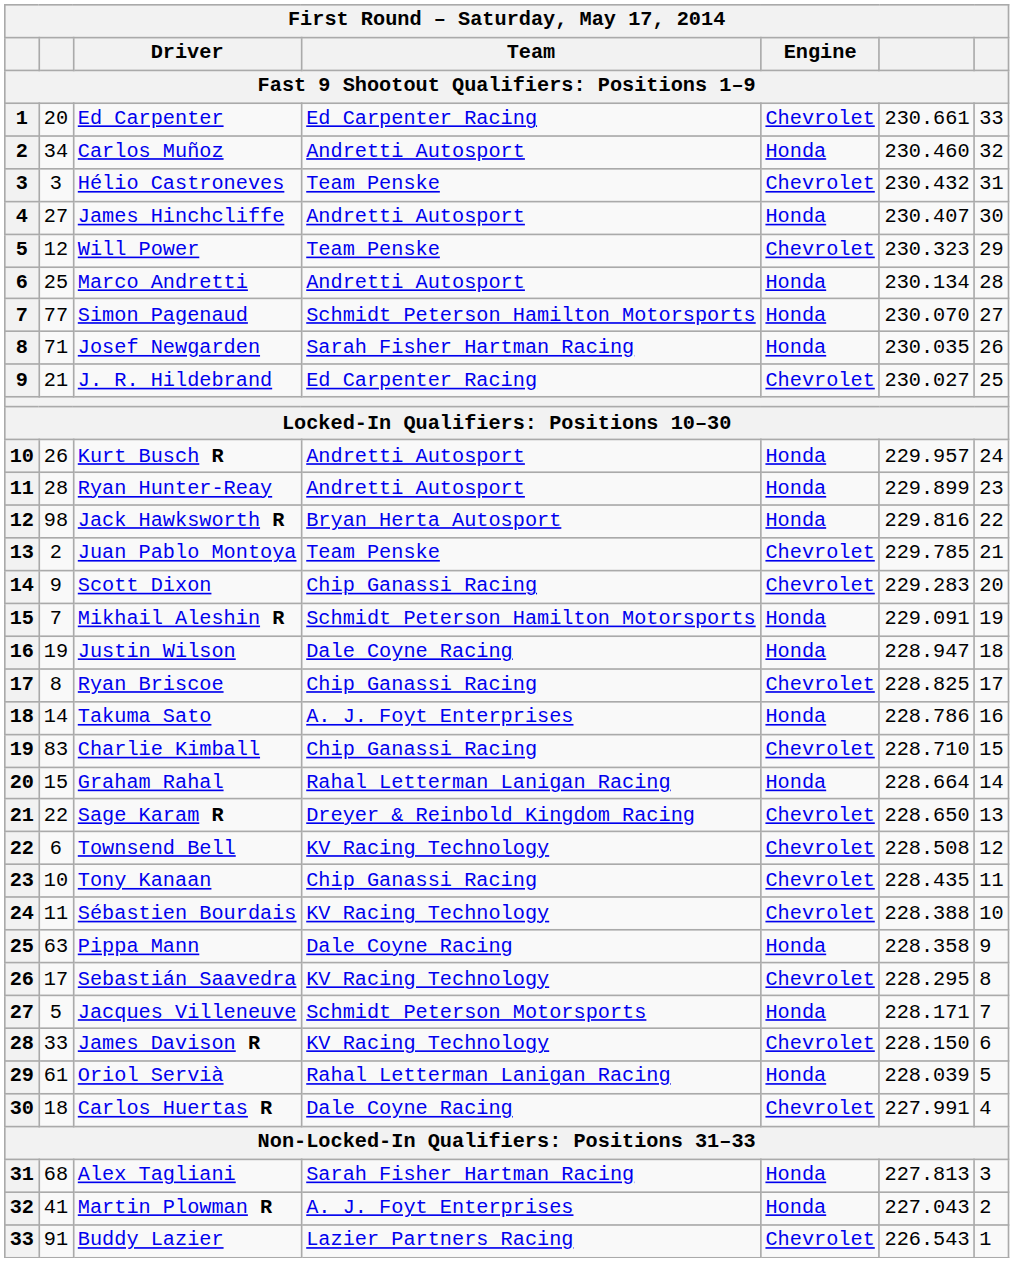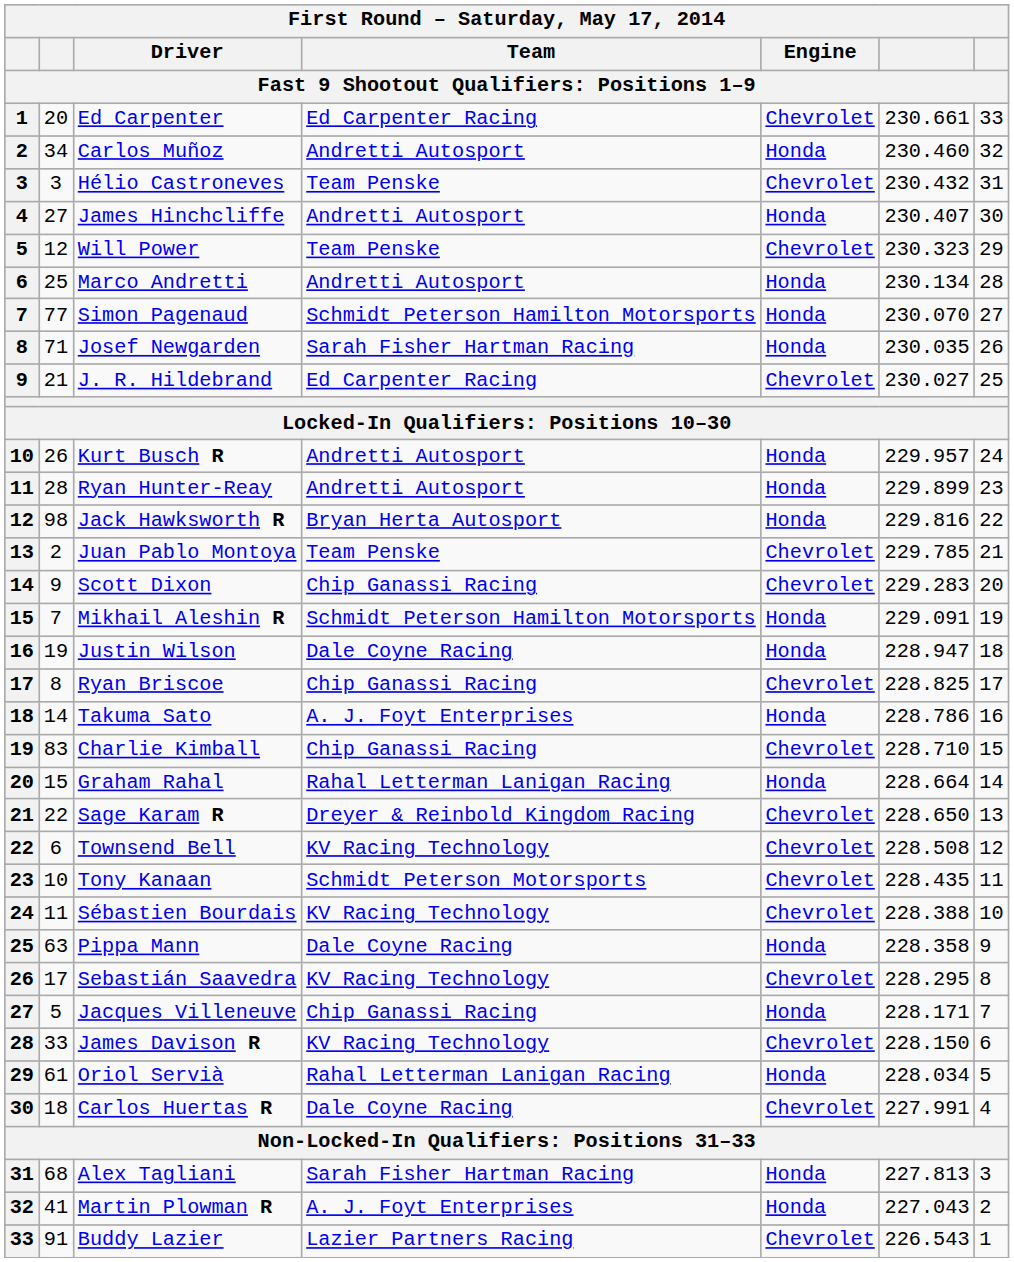(422, 881) Chip Ganassi Racing -> (476, 881) Schmidt Peterson Motorsports
(476, 1012) Schmidt Peterson Motorsports -> (422, 1012) Chip Ganassi Racing
(927, 1078) 228.039 -> (927, 1078) 228.034
